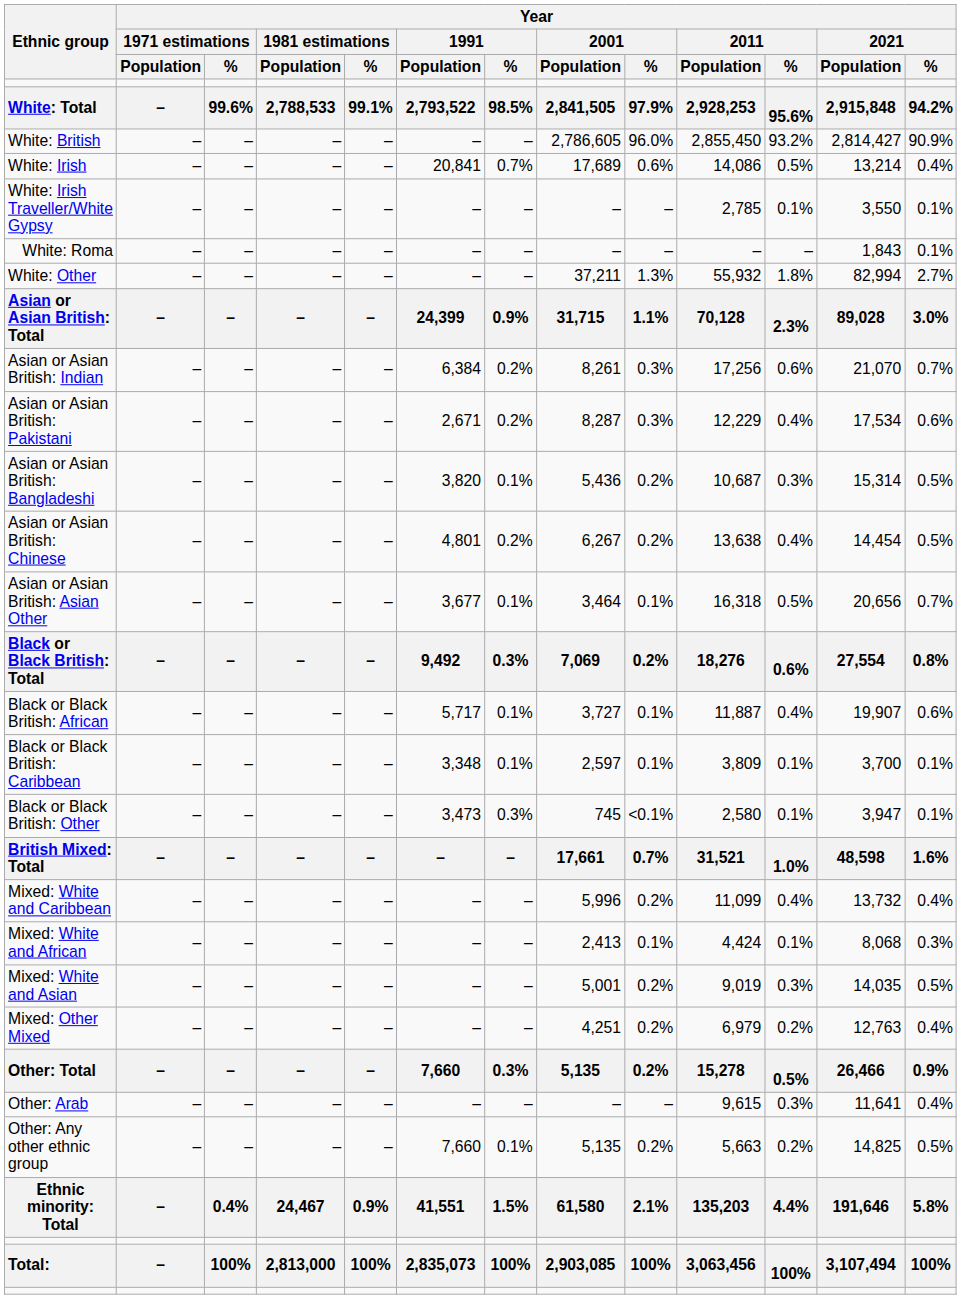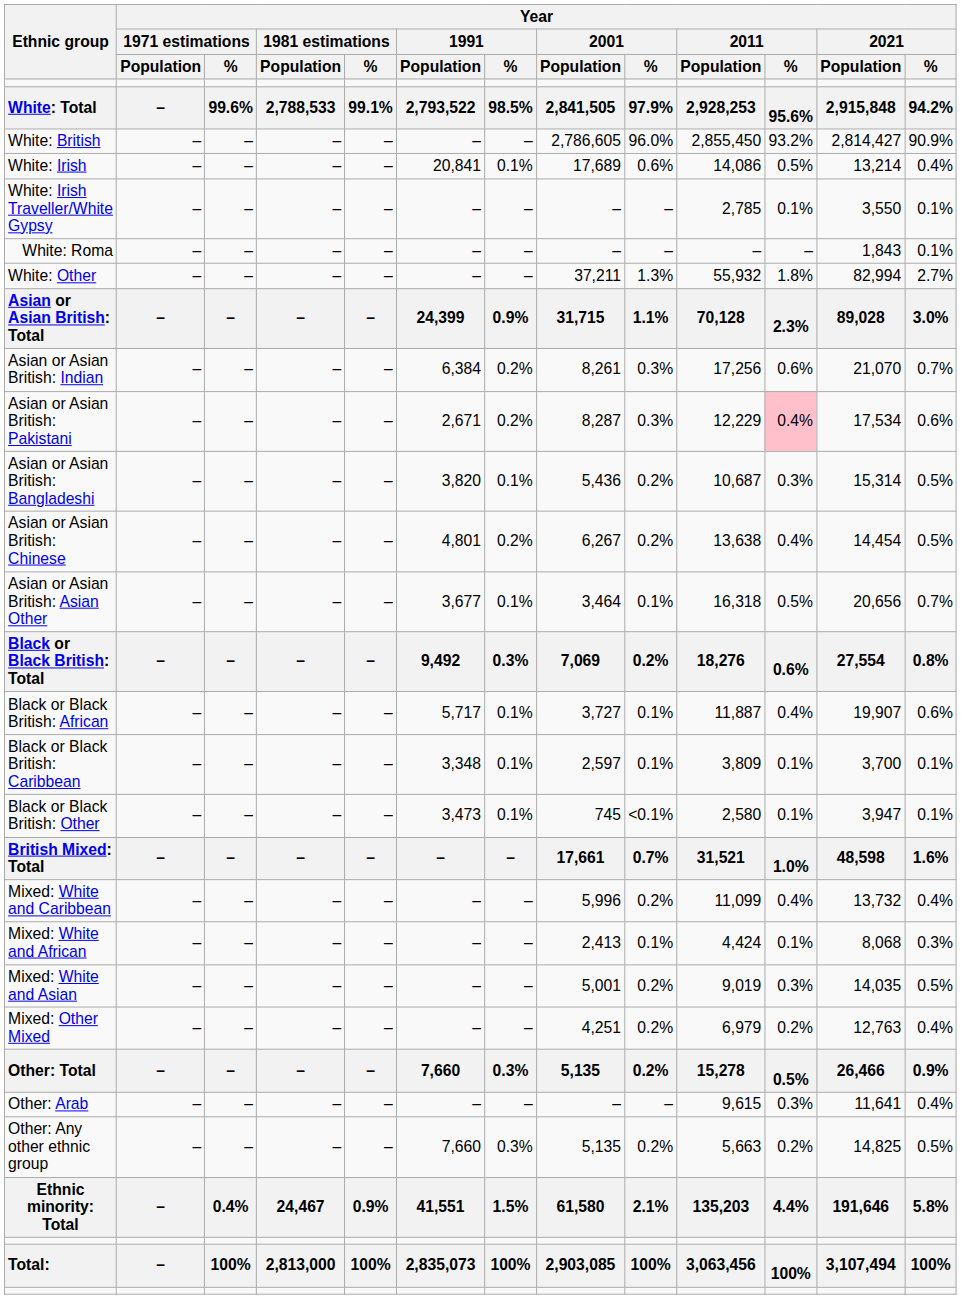(515, 166) 0.7% -> (515, 166) 0.1%
(795, 421) no background -> (795, 421) pink background
(515, 815) 0.3% -> (515, 815) 0.1%
(515, 1146) 0.1% -> (515, 1146) 0.3%
